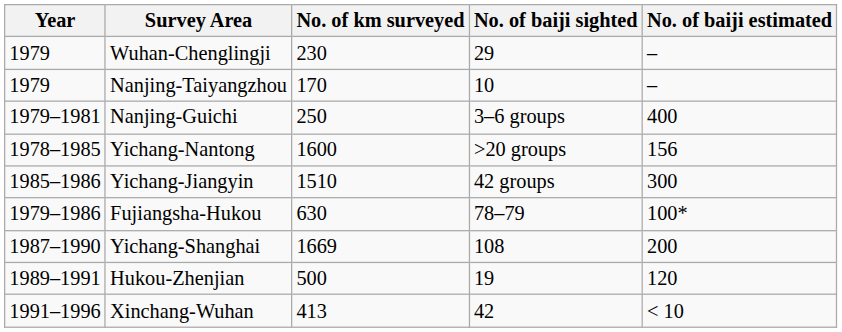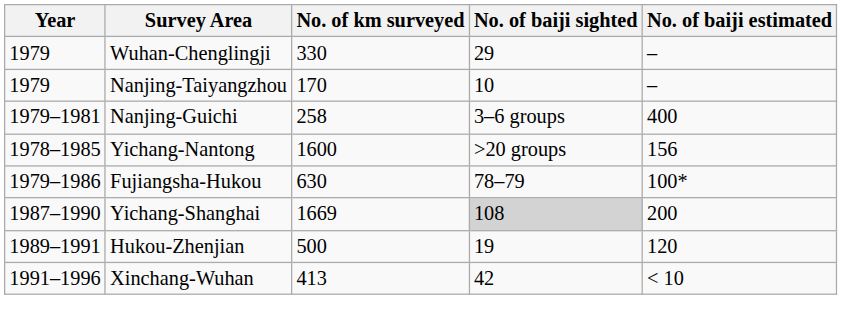(312, 52) 230 -> (312, 52) 330
(312, 117) 250 -> (312, 117) 258
- row: (182, 181)
(489, 246) no background -> (489, 213) lightgrey background
